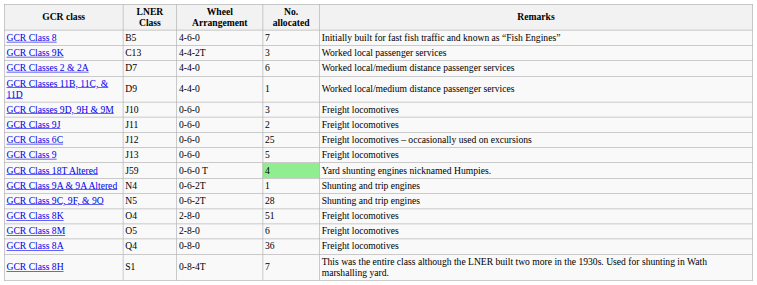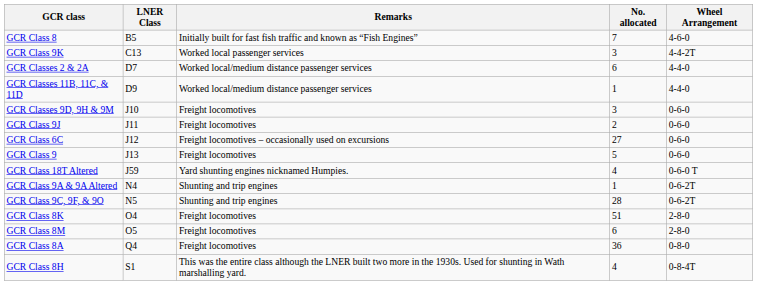columns swapped: (220, 17) <-> (536, 17)
(270, 140) 25 -> (617, 140) 27
(267, 170) lightgreen background -> (614, 170) no background
(267, 267) 7 -> (614, 267) 4
